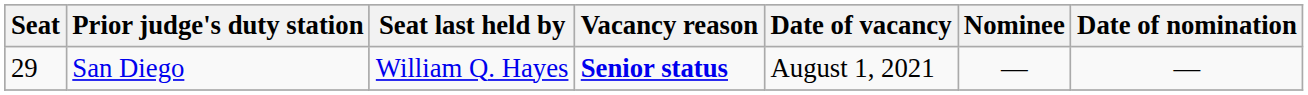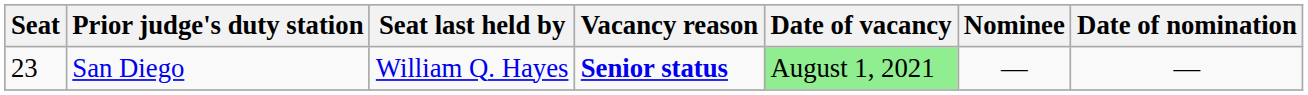(24, 68) 29 -> (24, 68) 23
(853, 68) no background -> (853, 68) lightgreen background
